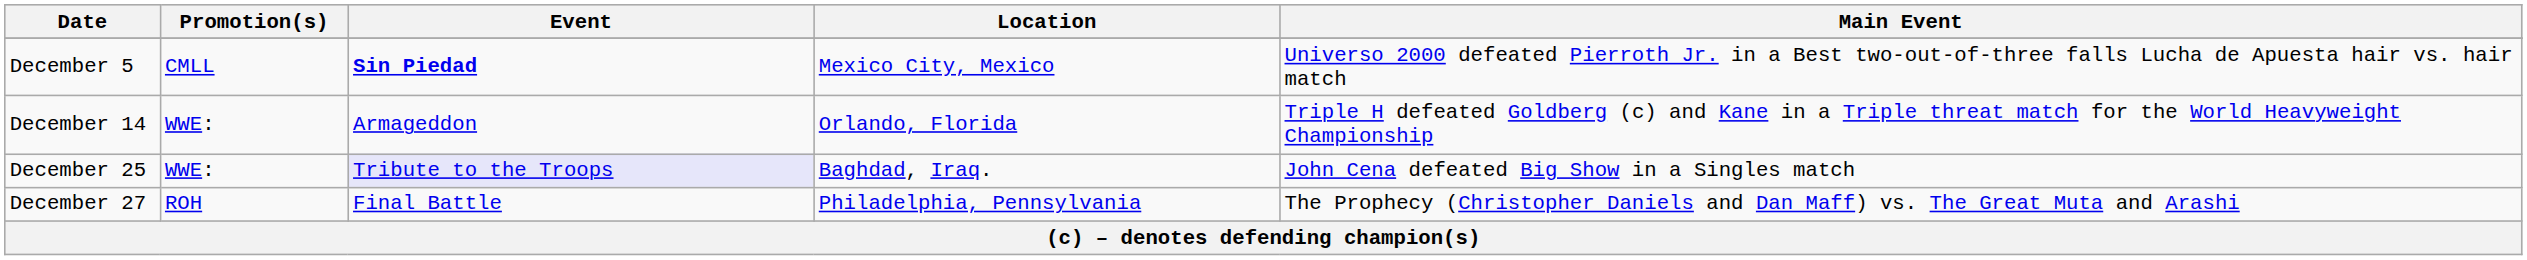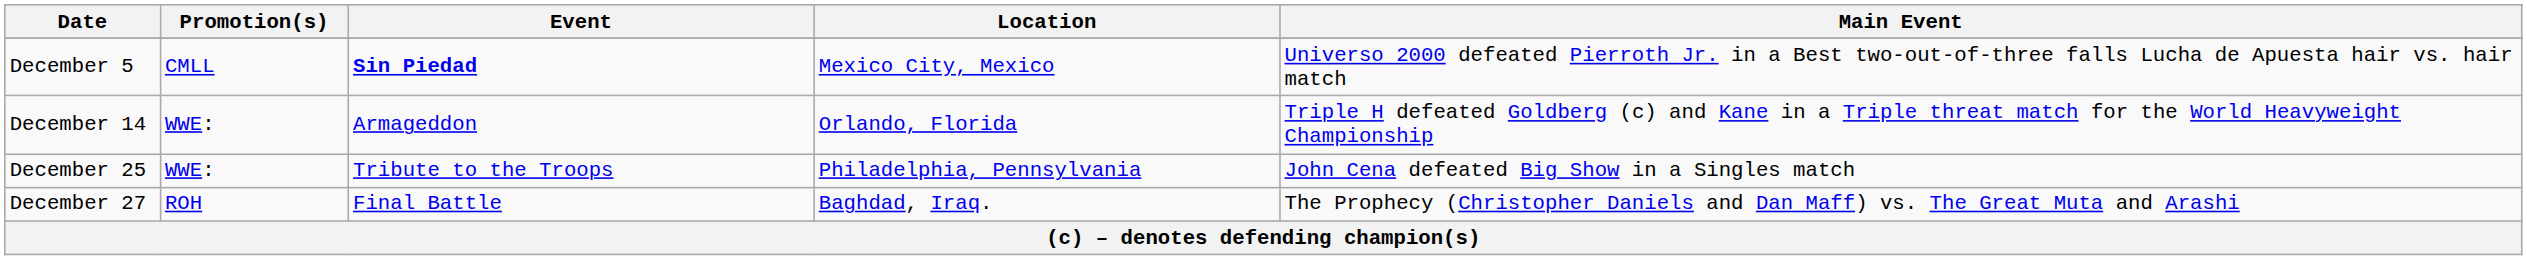(483, 170) lavender background -> (483, 170) no background
(906, 170) Baghdad, Iraq. -> (980, 170) Philadelphia, Pennsylvania
(980, 204) Philadelphia, Pennsylvania -> (906, 204) Baghdad, Iraq.
